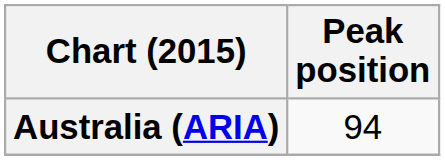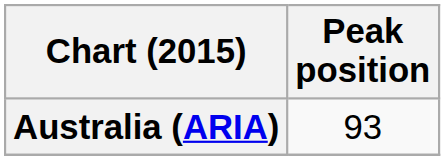(363, 126) 94 -> (363, 126) 93
